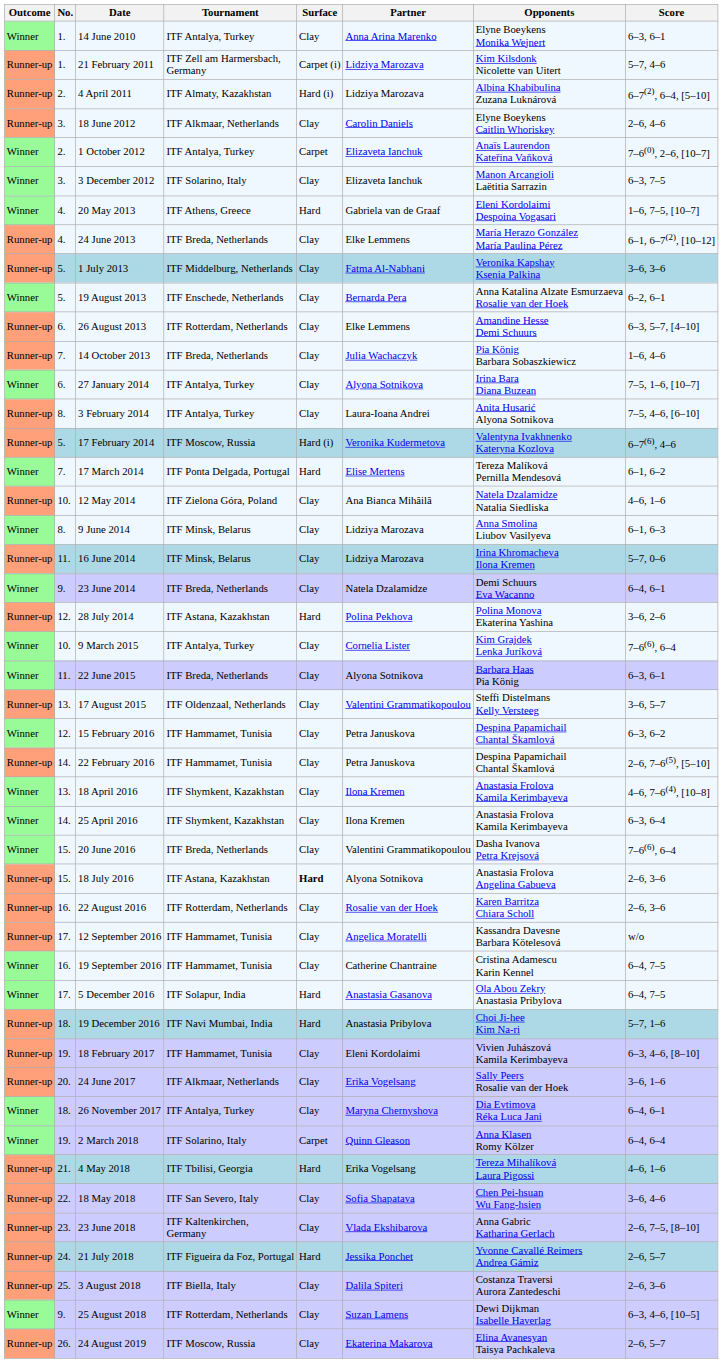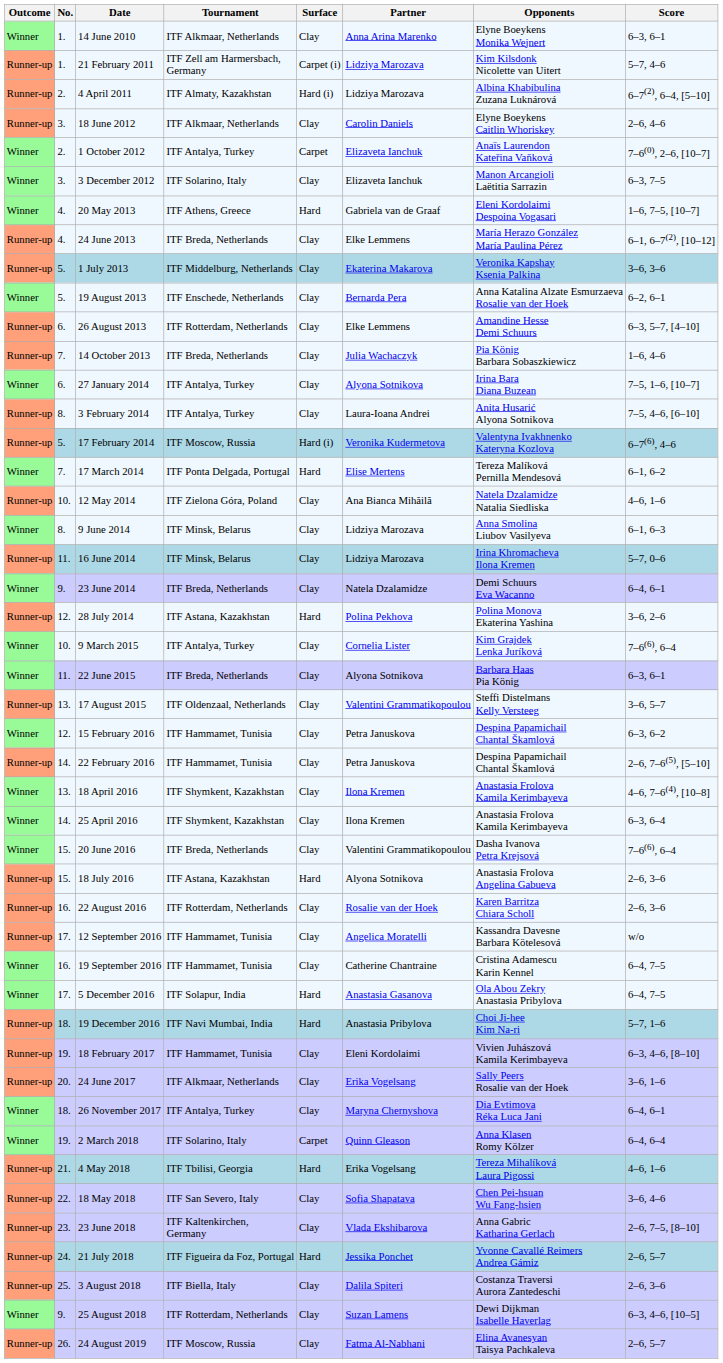(210, 36) ITF Antalya, Turkey -> (223, 36) ITF Alkmaar, Netherlands
(385, 268) Fatma Al-Nabhani -> (389, 268) Ekaterina Makarova
(311, 878) bold -> (310, 878) normal
(389, 1343) Ekaterina Makarova -> (385, 1343) Fatma Al-Nabhani
